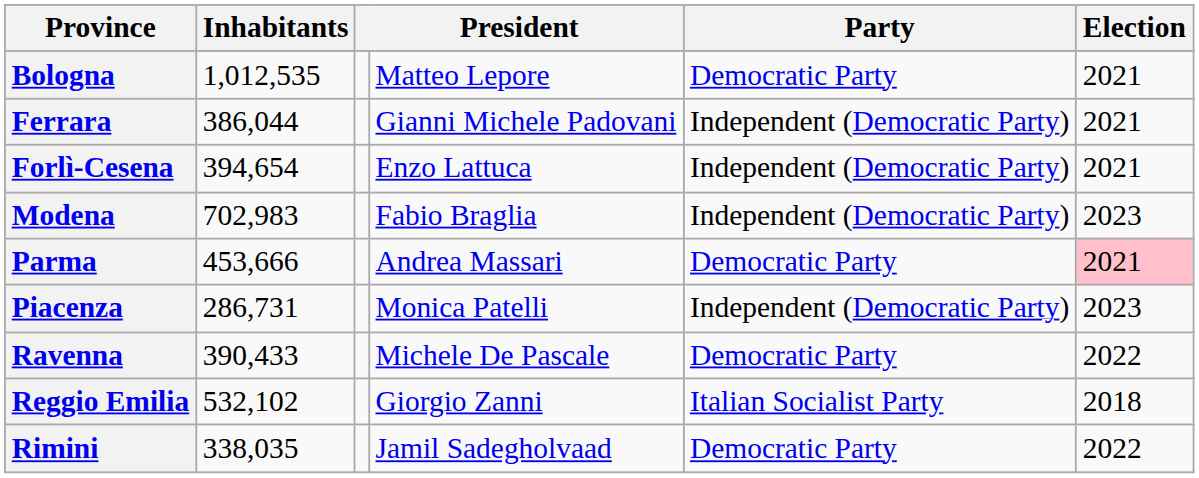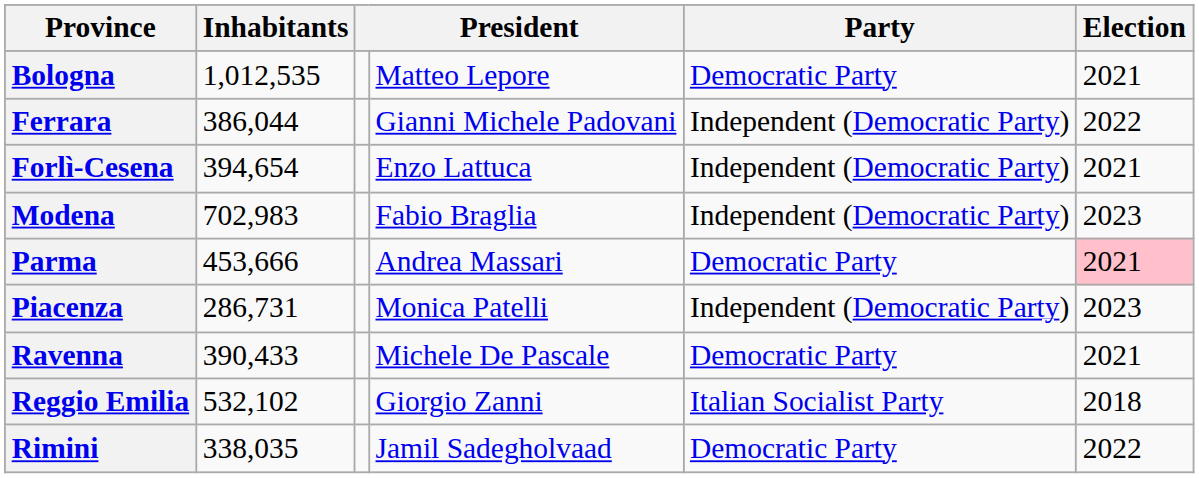(1112, 121) 2021 -> (1112, 121) 2022
(1112, 354) 2022 -> (1112, 354) 2021
